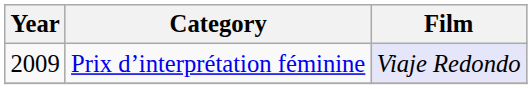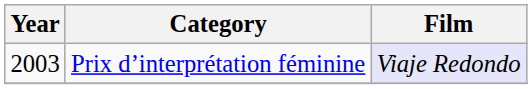(35, 63) 2009 -> (35, 63) 2003
